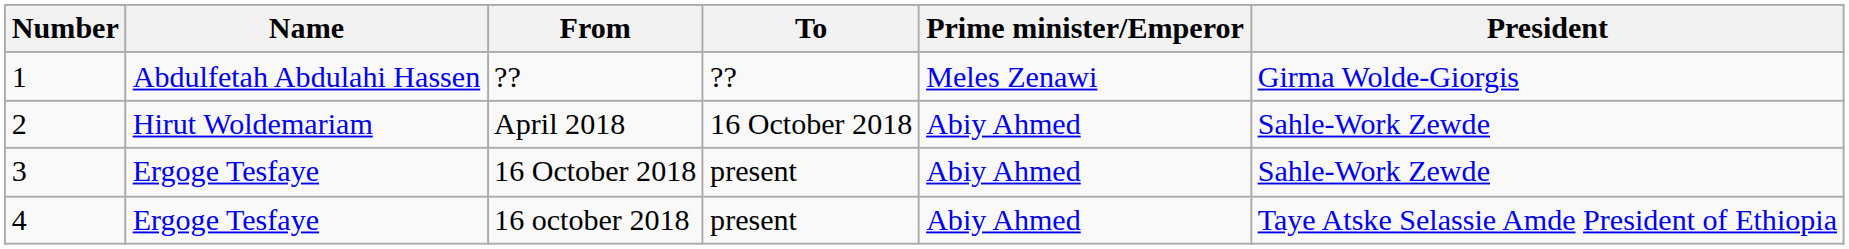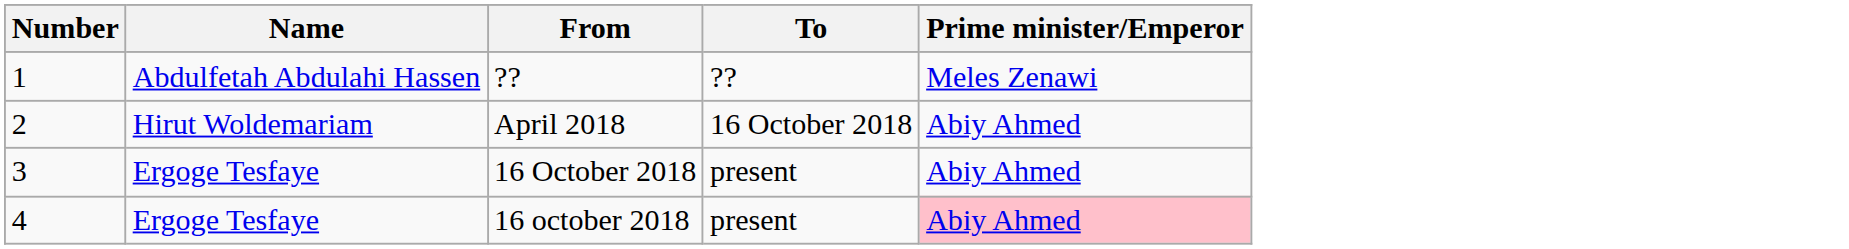- column: (1547, 28)
(1003, 219) no background -> (1003, 219) pink background
